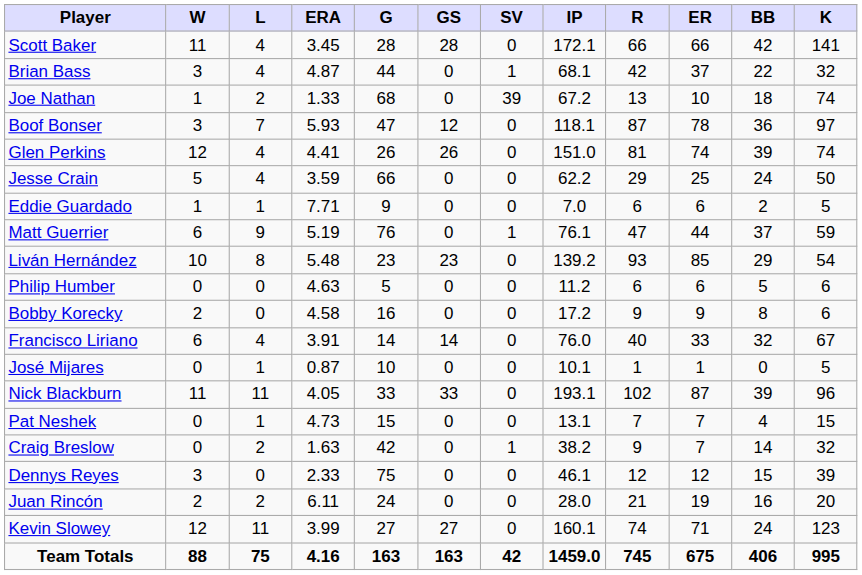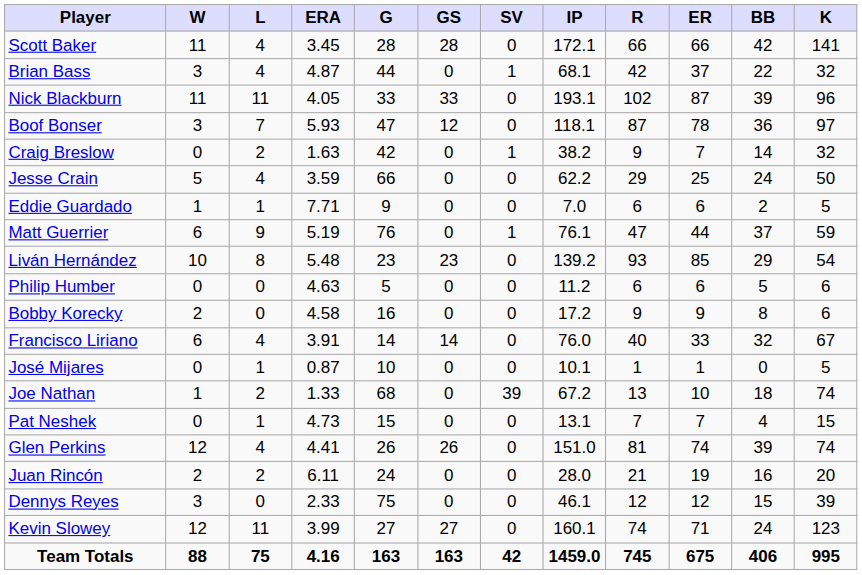rows swapped: (65, 394) <-> (52, 98)
rows swapped: (61, 448) <-> (57, 152)
rows swapped: (64, 475) <-> (56, 502)
